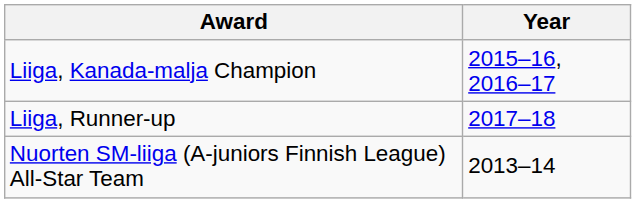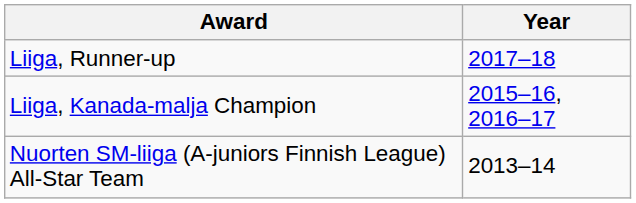rows swapped: (163, 70) <-> (93, 118)
